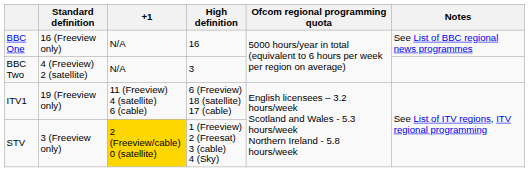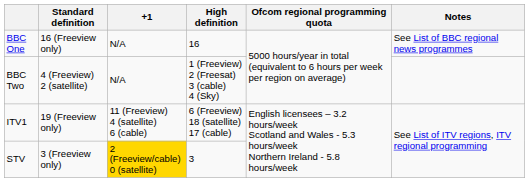(191, 69) 3 -> (215, 80) 1 (Freeview) 2 (Freesat) 3 (cable) 4 (Sky)
(215, 143) 1 (Freeview) 2 (Freesat) 3 (cable) 4 (Sky) -> (191, 159) 3
